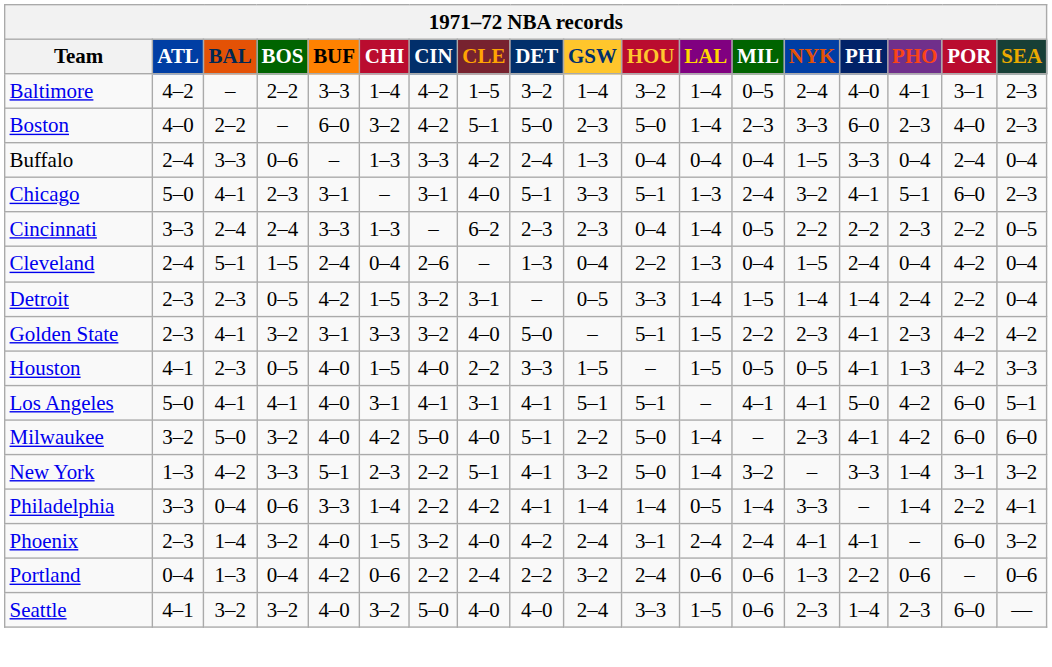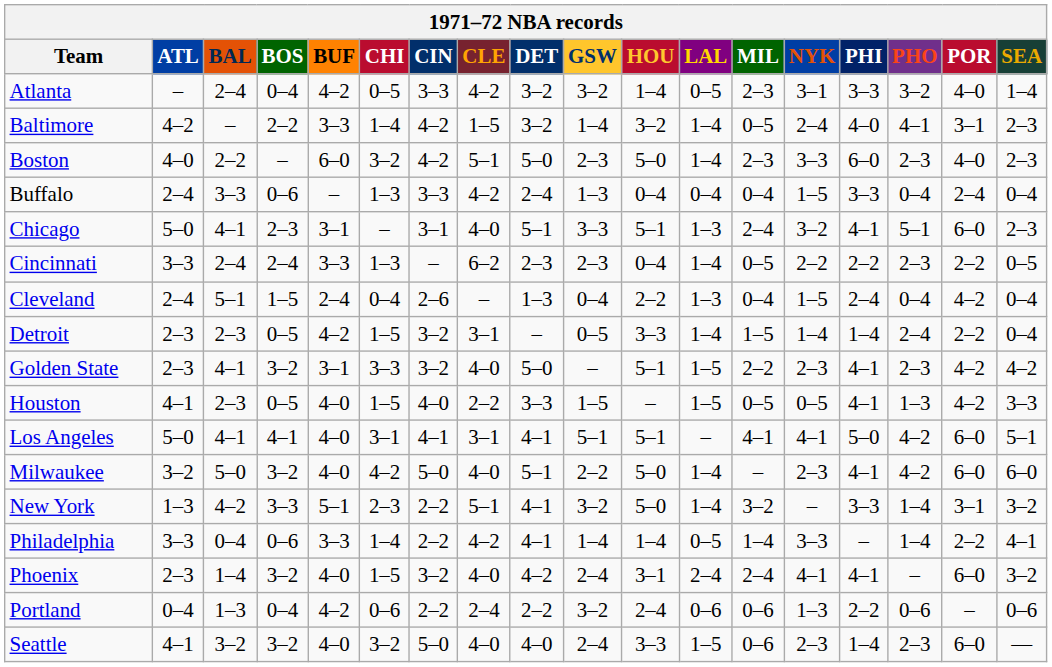+ row: (40, 91)
